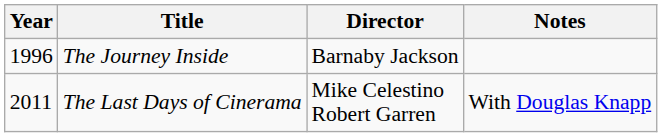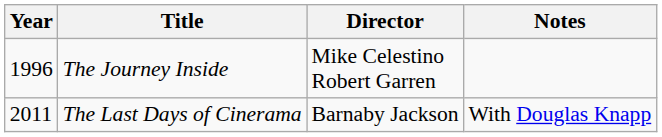(385, 55) Barnaby Jackson -> (378, 68) Mike Celestino Robert Garren
(378, 102) Mike Celestino Robert Garren -> (385, 114) Barnaby Jackson
